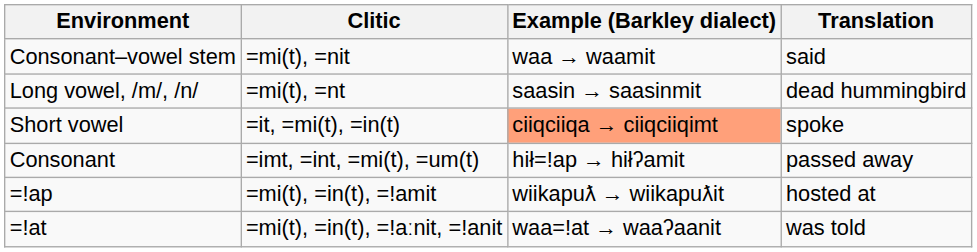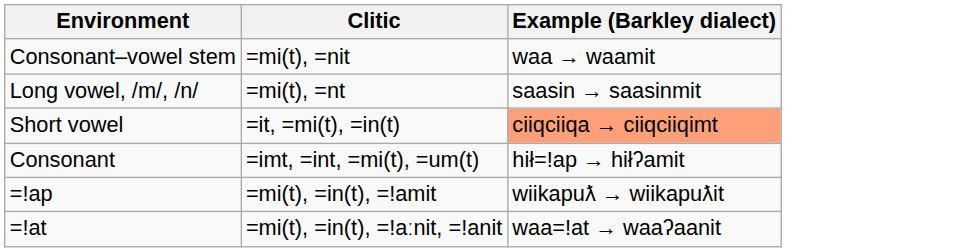- column: (876, 21)
